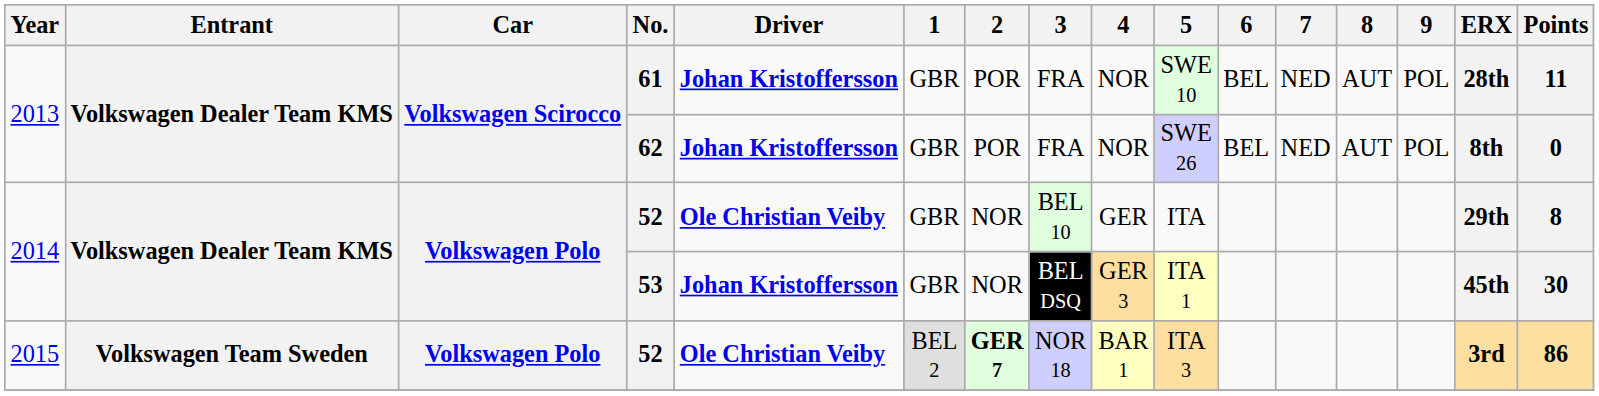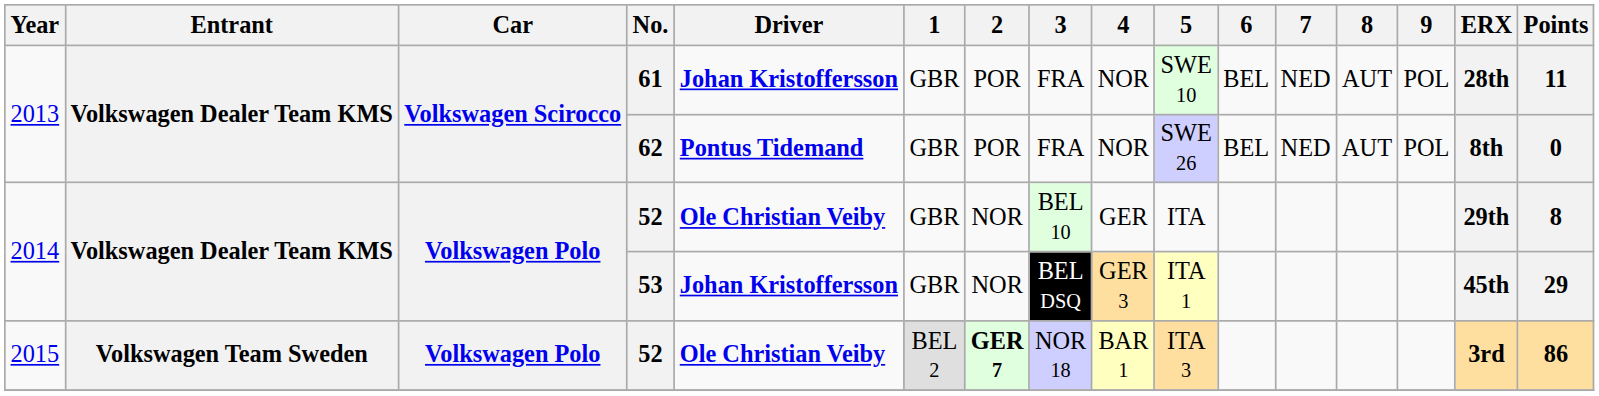(789, 148) Johan Kristoffersson -> (772, 148) Pontus Tidemand
(1556, 286) 30 -> (1556, 286) 29
